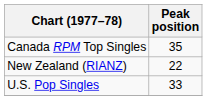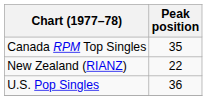(175, 85) 33 -> (175, 85) 36
